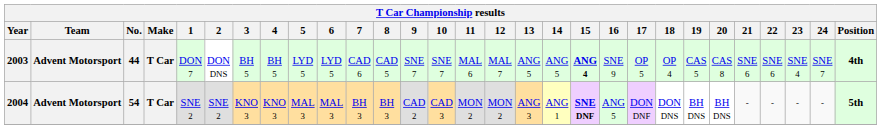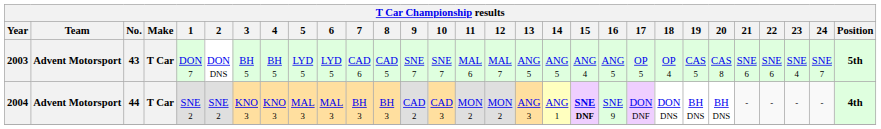(134, 60) 44 -> (134, 60) 43
(585, 66) bold -> (585, 66) normal
(613, 66) SNE 9 -> (613, 66) ANG 5
(856, 60) 4th -> (855, 60) 5th
(134, 102) 54 -> (134, 102) 44
(613, 108) ANG 5 -> (613, 108) SNE 9
(856, 102) 5th -> (855, 102) 4th
